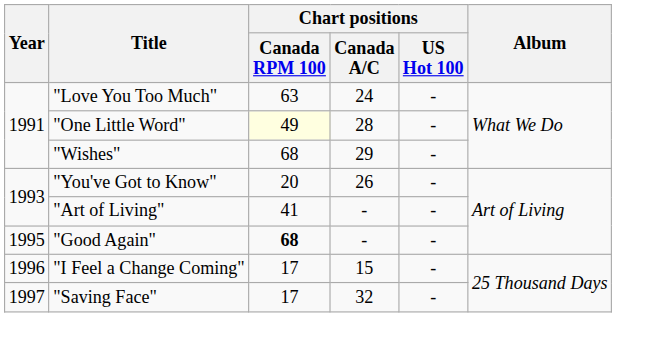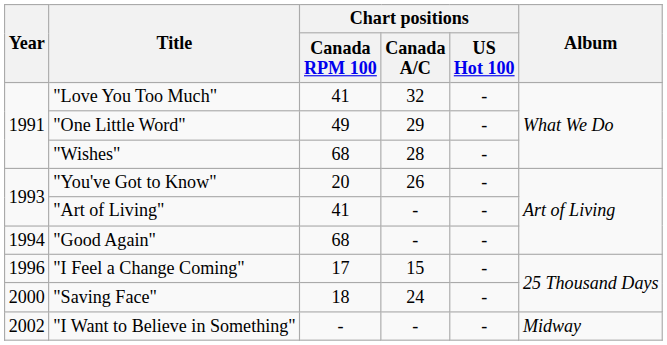(289, 96) 63 -> (340, 96) 41
(364, 96) 24 -> (415, 96) 32
(289, 125) lightyellow background -> (340, 125) no background
(364, 125) 28 -> (415, 125) 29
(364, 153) 29 -> (415, 153) 28
(27, 239) 1995 -> (27, 239) 1994
(289, 239) bold -> (340, 239) normal
(27, 297) 1997 -> (27, 297) 2000
(289, 297) 17 -> (340, 297) 18
(364, 297) 32 -> (415, 297) 24
+ row: (174, 325)
